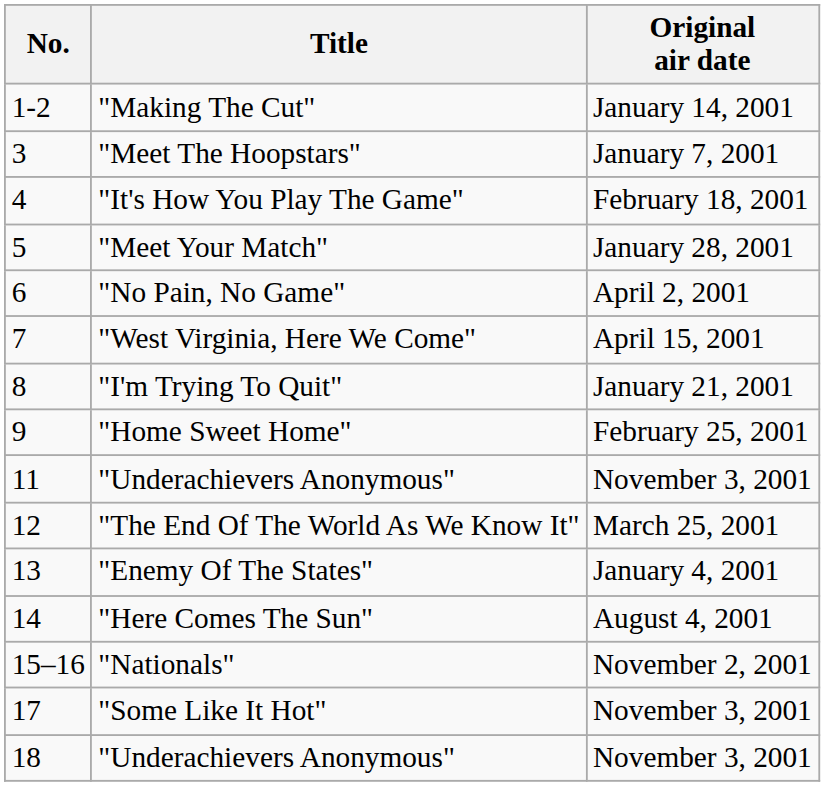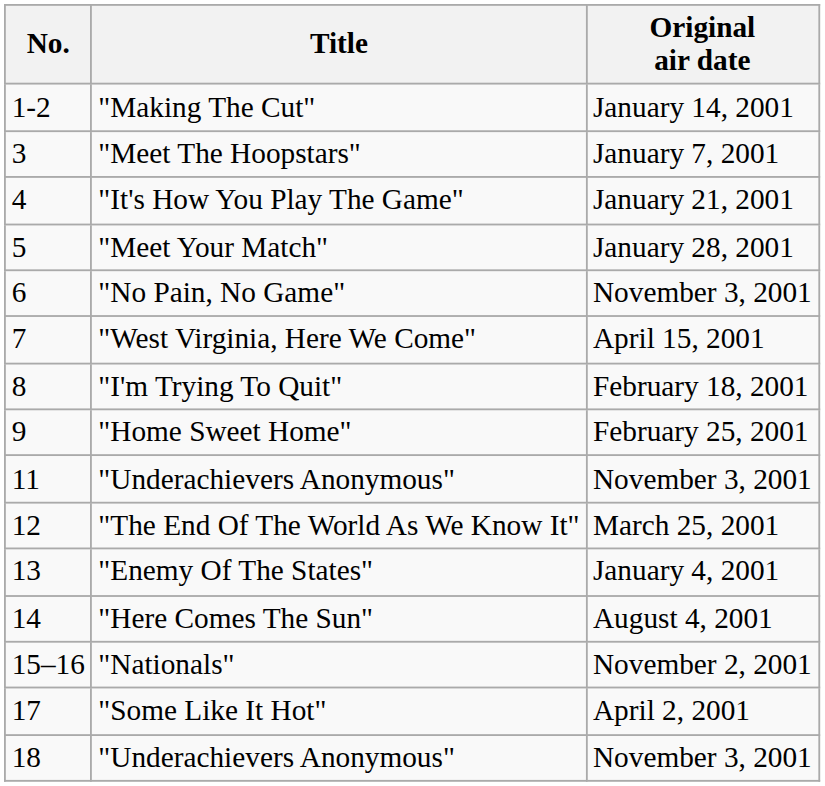(701, 199) February 18, 2001 -> (693, 199) January 21, 2001
(671, 292) April 2, 2001 -> (702, 292) November 3, 2001
(693, 385) January 21, 2001 -> (701, 385) February 18, 2001
(702, 710) November 3, 2001 -> (671, 710) April 2, 2001
